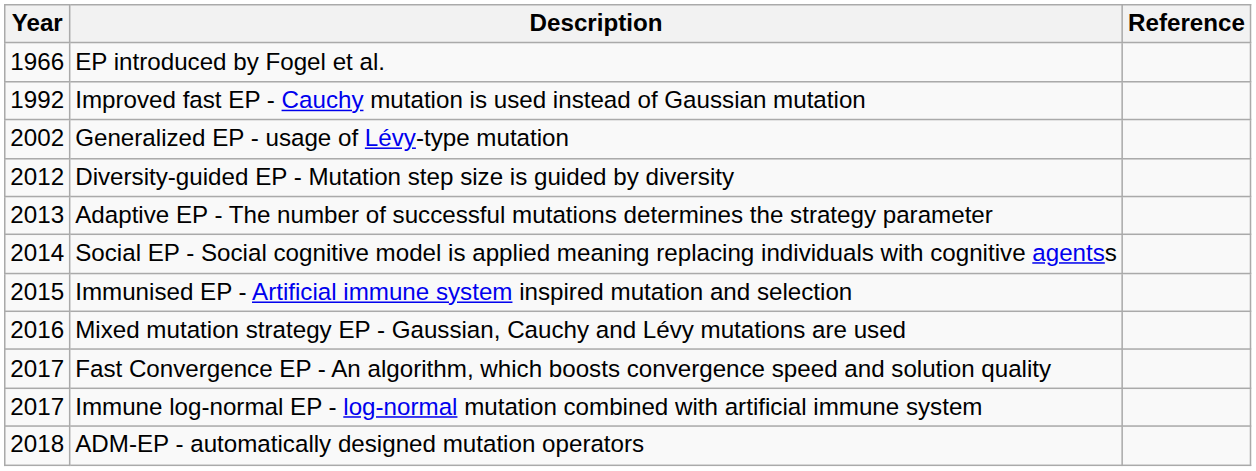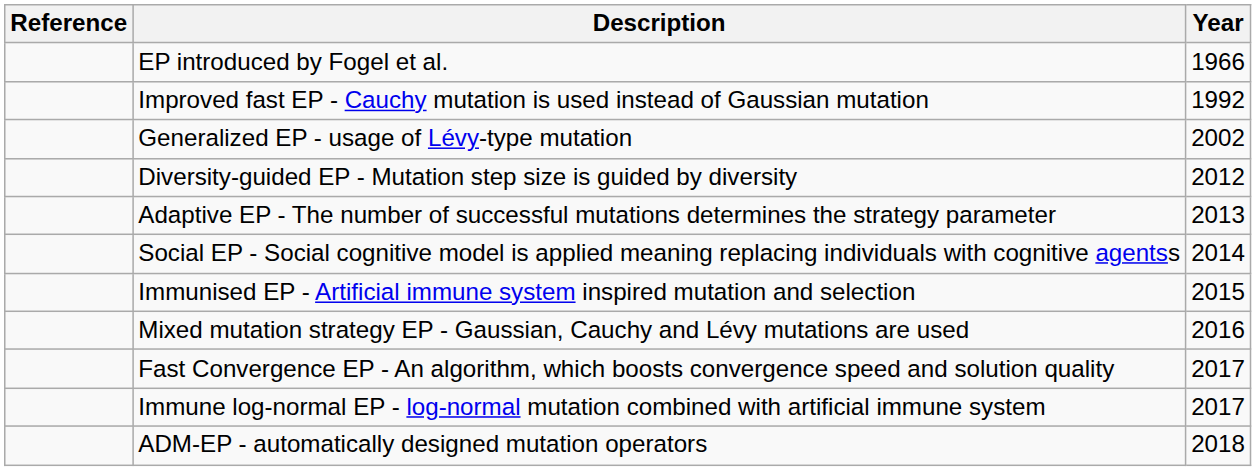columns swapped: (37, 23) <-> (1186, 23)
